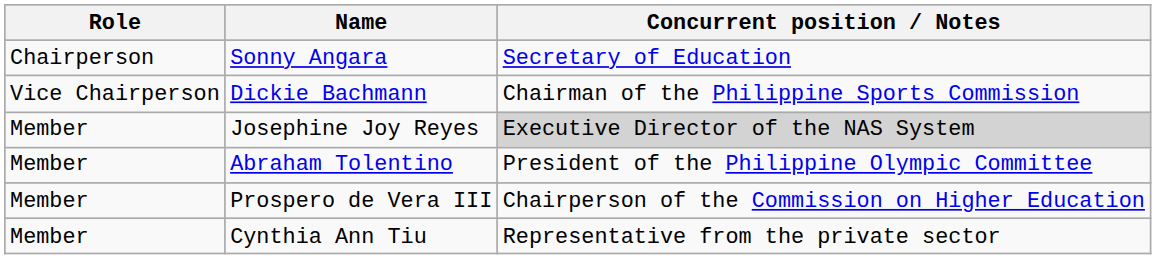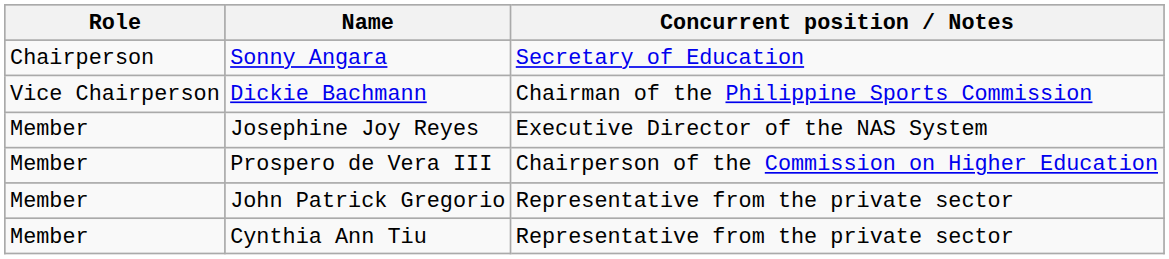(739, 129) lightgrey background -> (752, 129) no background
- row: (342, 165)
+ row: (368, 201)
